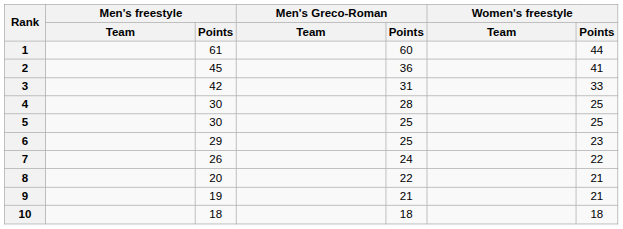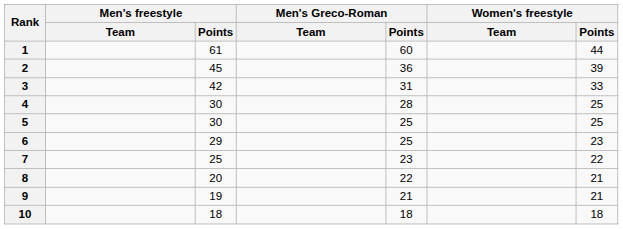(597, 68) 41 -> (597, 68) 39
(216, 159) 26 -> (216, 159) 25
(406, 159) 24 -> (406, 159) 23
